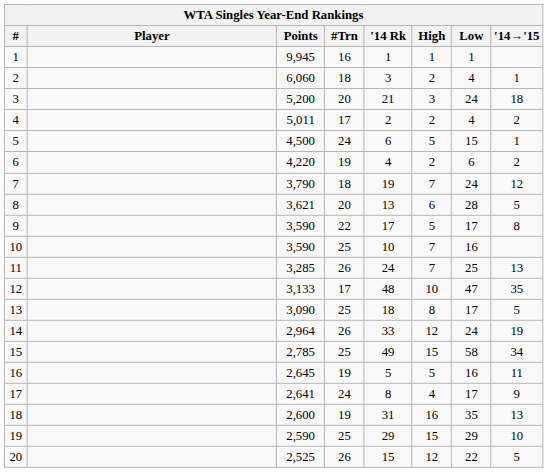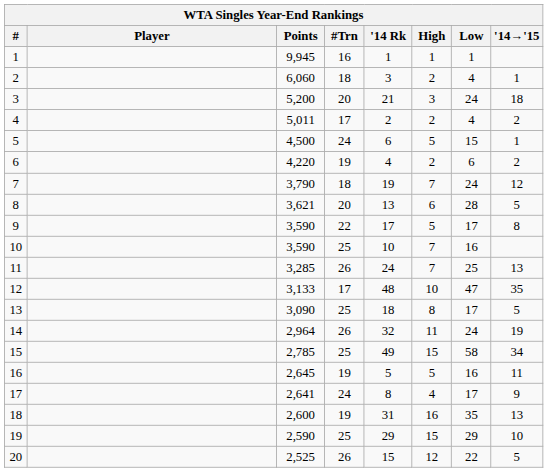(388, 331) 33 -> (388, 331) 32
(432, 331) 12 -> (432, 331) 11
